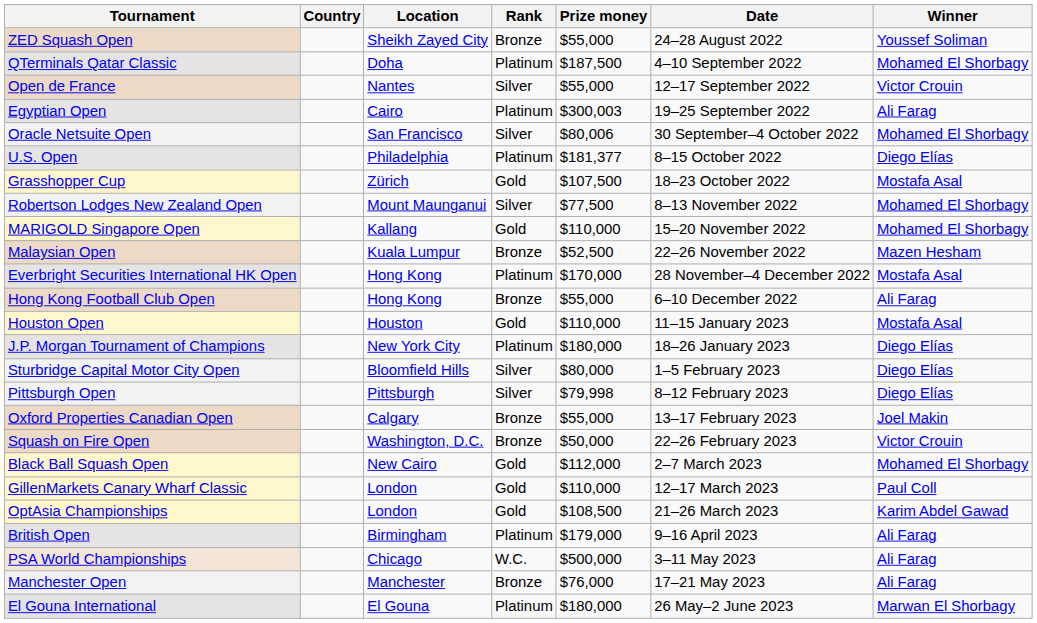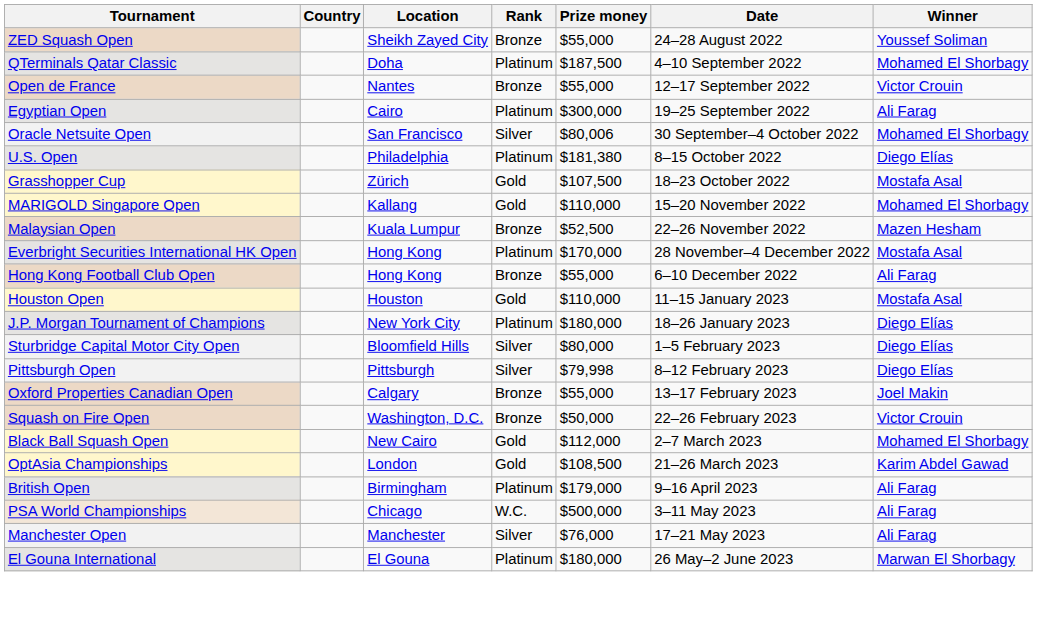(514, 87) Silver -> (519, 87) Bronze
(591, 110) $300,003 -> (591, 110) $300,000
(591, 157) $181,377 -> (591, 157) $181,380
- row: (135, 205)
- row: (127, 488)
(519, 582) Bronze -> (514, 535) Silver
